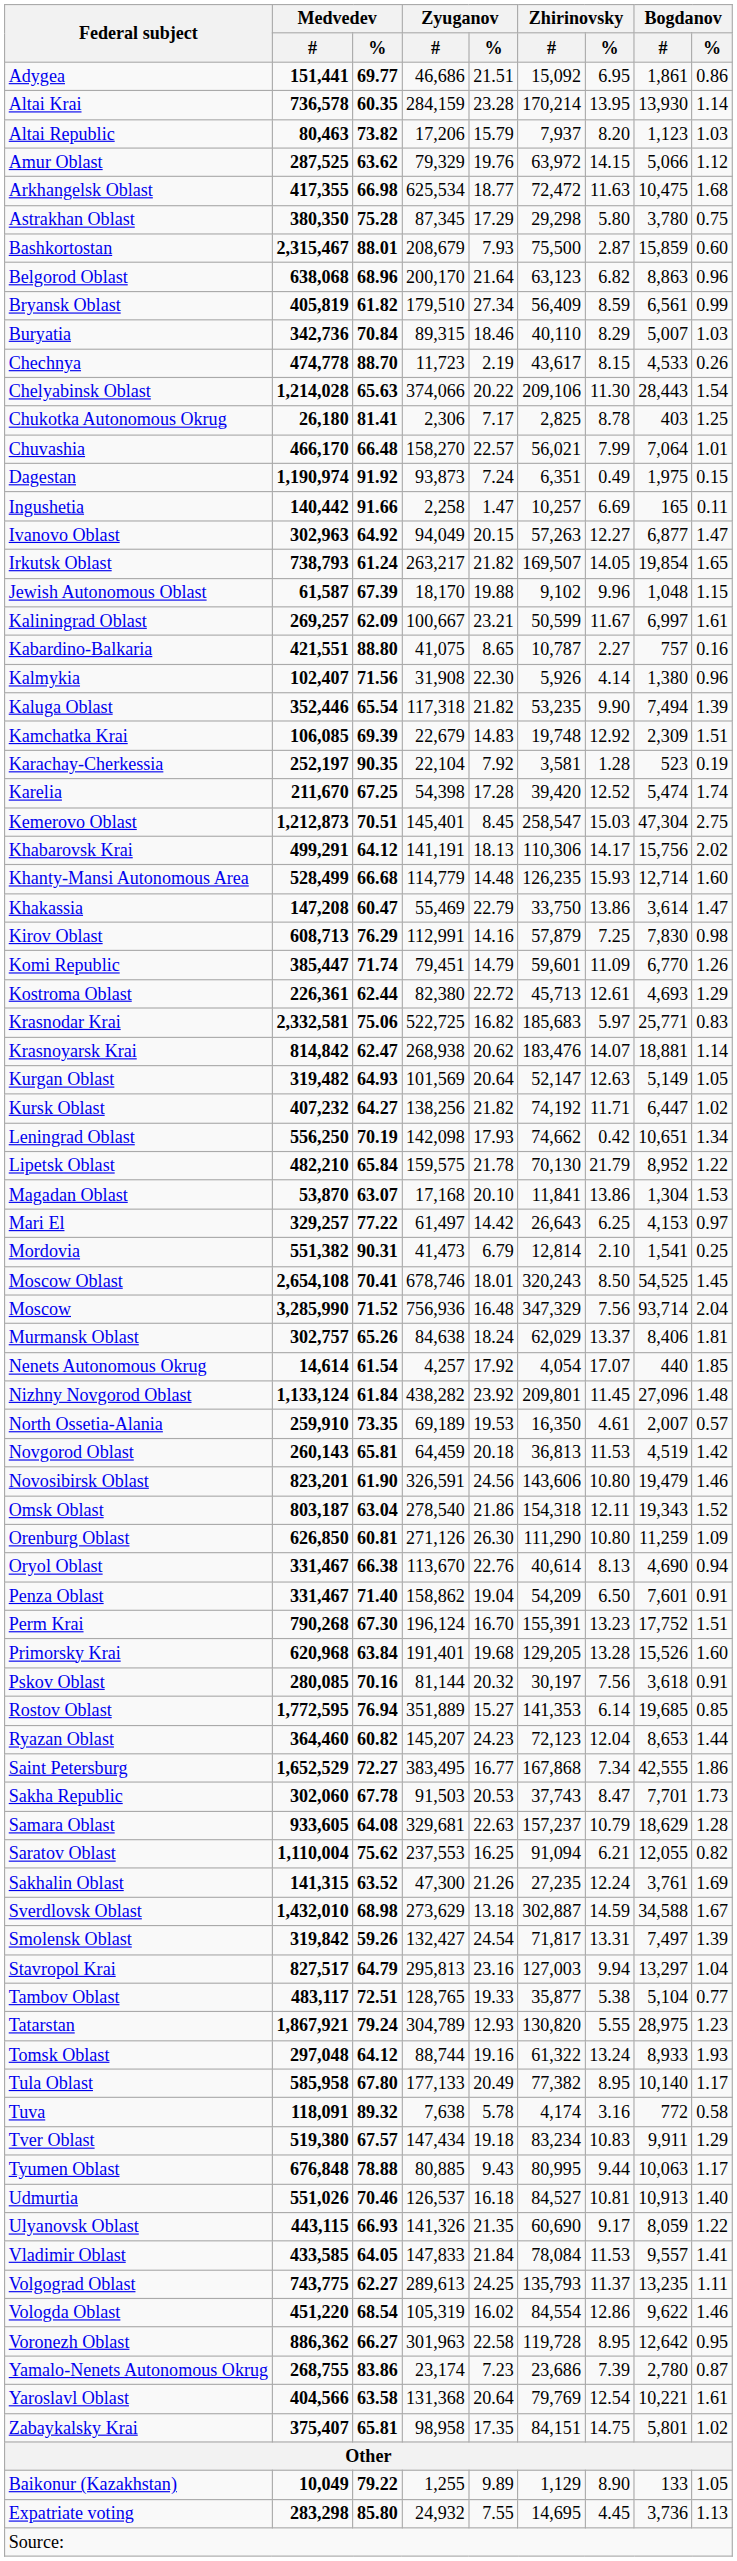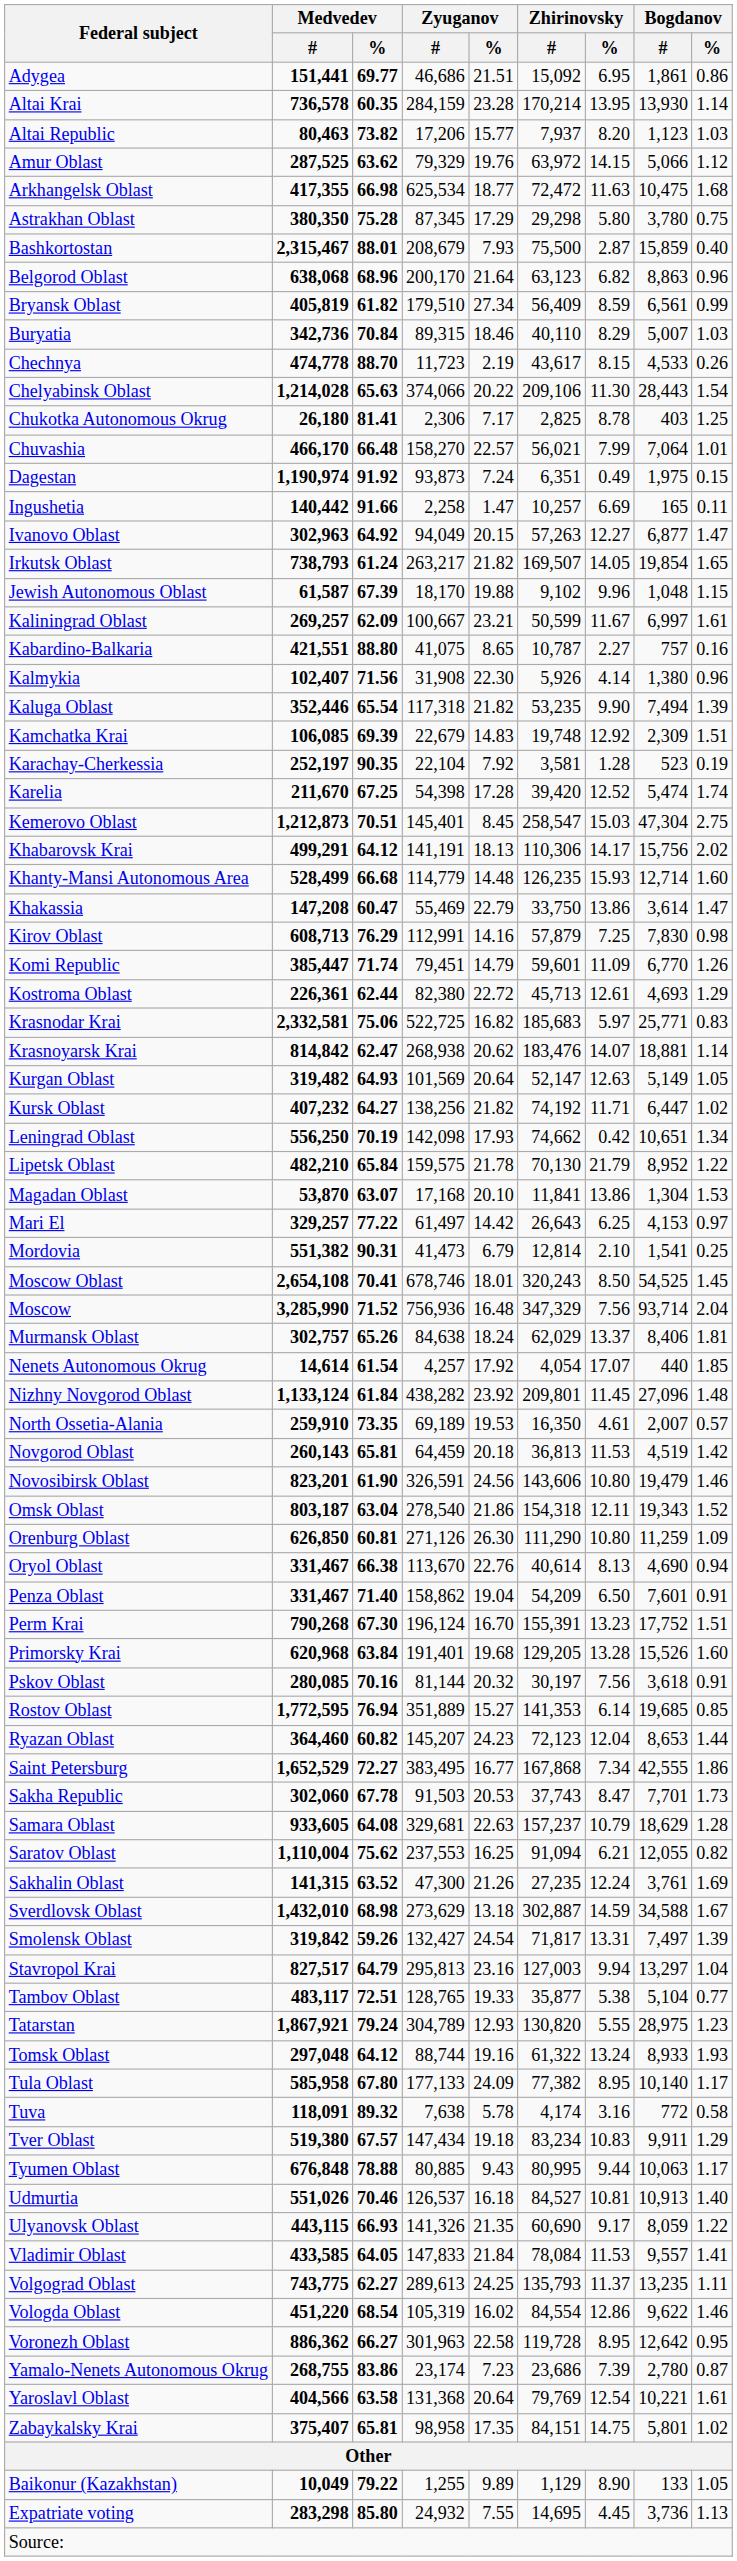(493, 133) 15.79 -> (493, 133) 15.77
(712, 248) 0.60 -> (712, 248) 0.40
(493, 2083) 20.49 -> (493, 2083) 24.09
